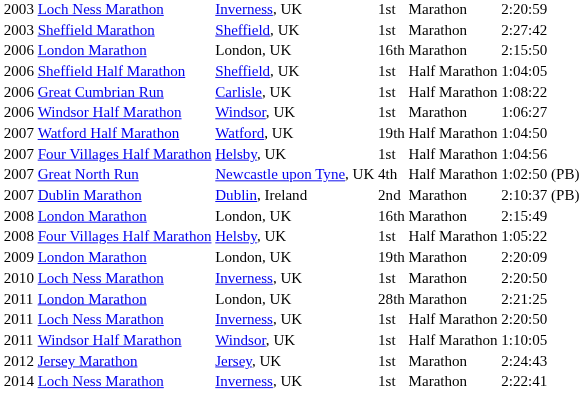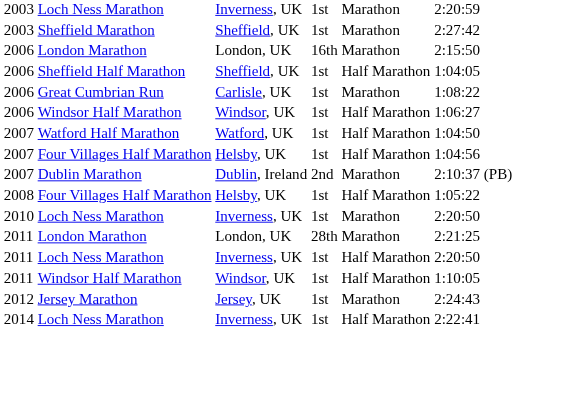(453, 92) Half Marathon -> (371, 92) Marathon
(438, 112) Marathon -> (386, 112) Half Marathon
(391, 133) 19th -> (320, 133) 1st
- row: (19, 174)
- row: (19, 216)
- row: (19, 257)
(438, 381) Marathon -> (386, 319) Half Marathon
